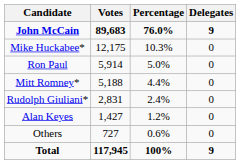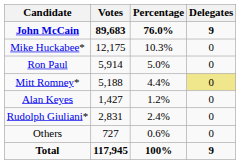(211, 82) no background -> (211, 82) khaki background
rows swapped: (47, 99) <-> (47, 116)
